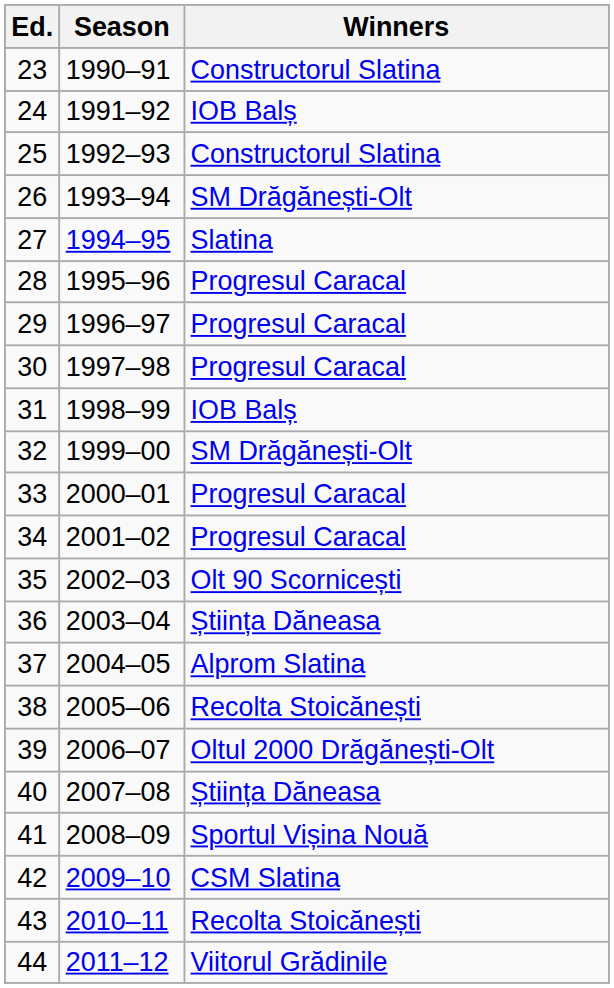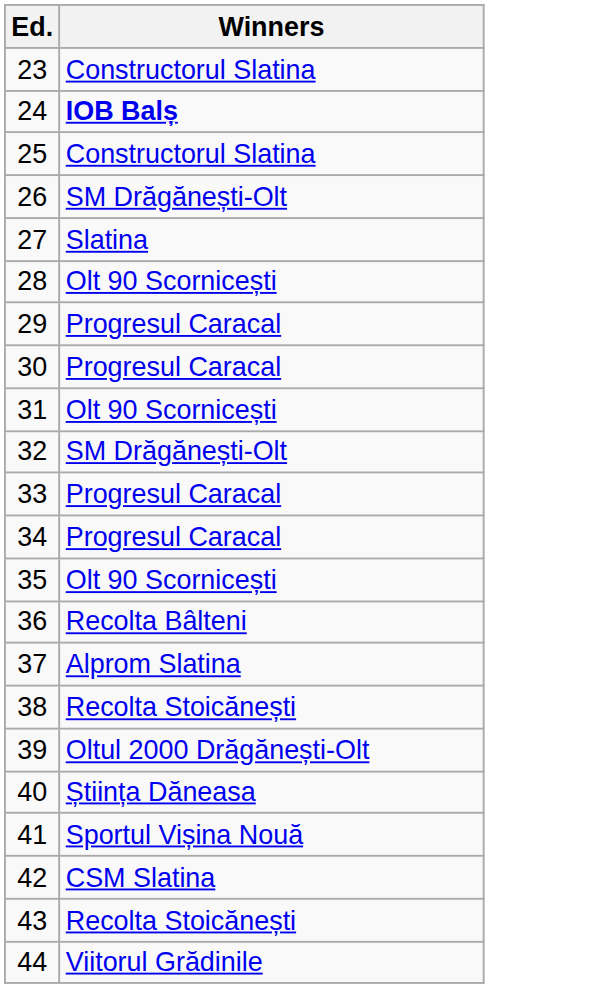- column: (122, 27)
(244, 112) normal -> (122, 112) bold
(298, 282) Progresul Caracal -> (171, 282) Olt 90 Scornicești
(244, 409) IOB Balș -> (171, 409) Olt 90 Scornicești
(286, 622) Știința Dăneasa -> (156, 622) Recolta Bâlteni
